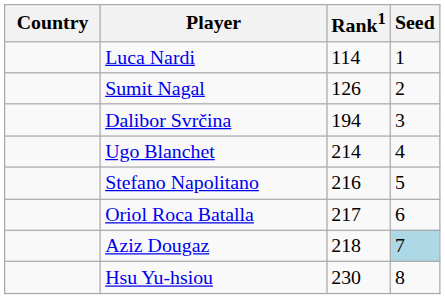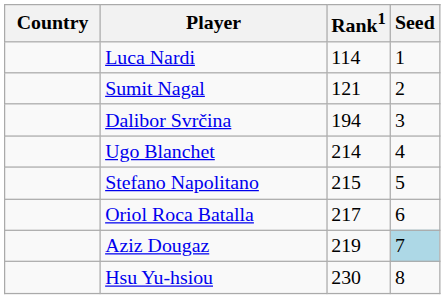(346, 88) 126 -> (346, 88) 121
(346, 182) 216 -> (346, 182) 215
(346, 245) 218 -> (346, 245) 219
